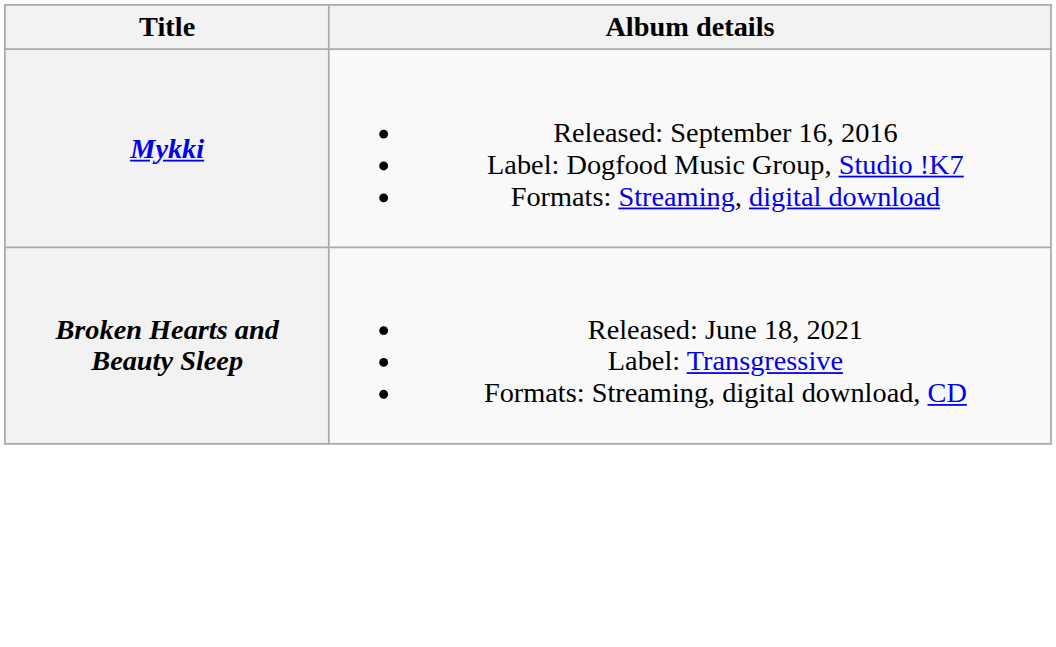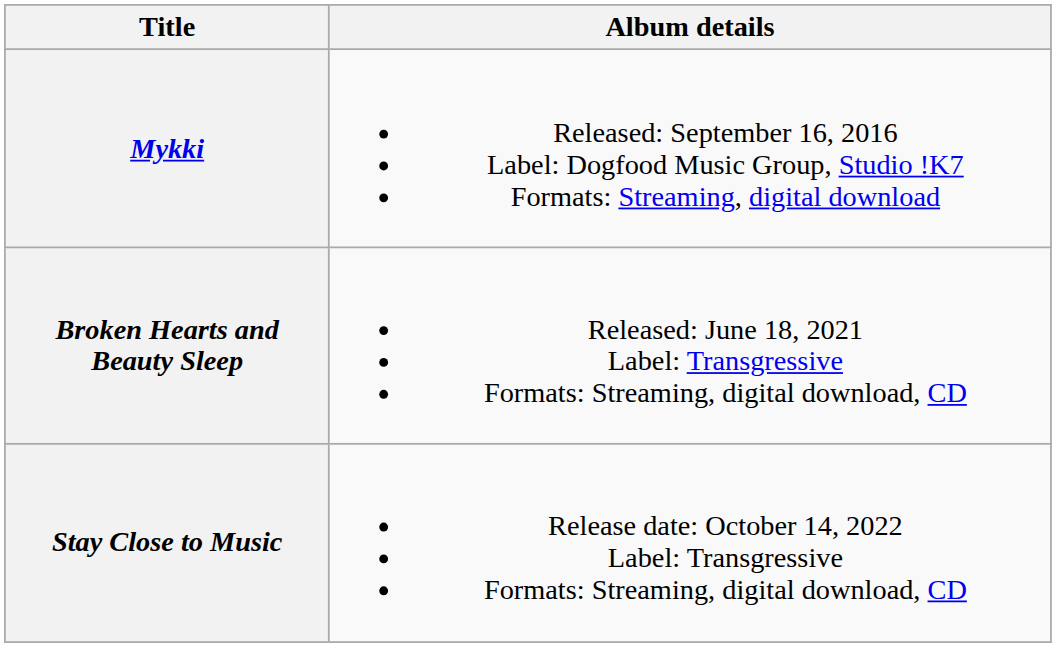+ row: (167, 542)
